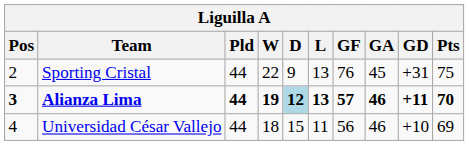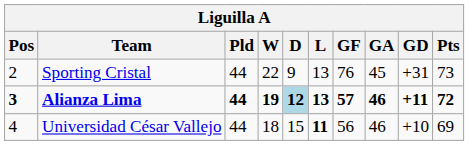(445, 72) 75 -> (445, 72) 73
(445, 99) 70 -> (445, 99) 72
(320, 126) normal -> (320, 126) bold
